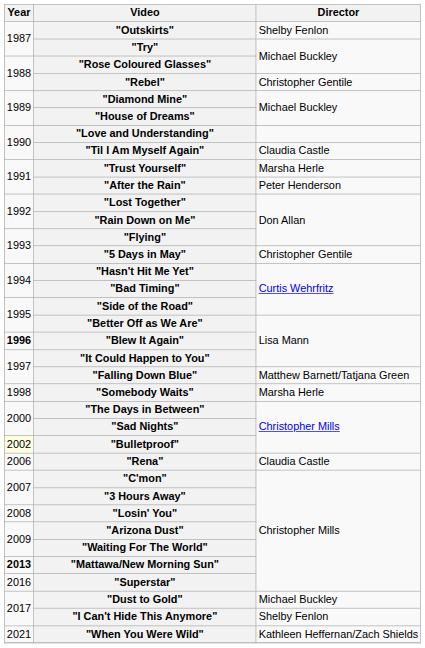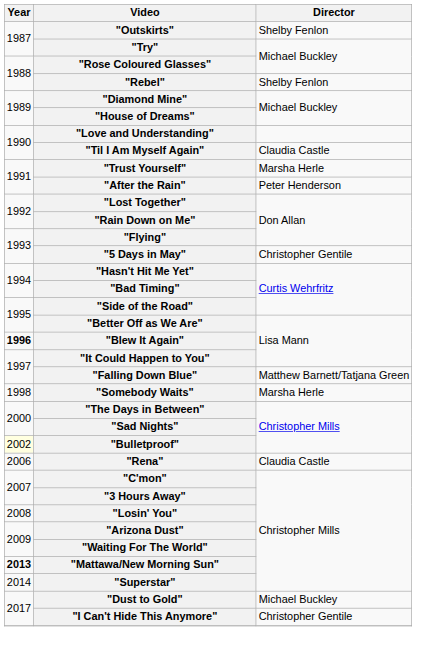(306, 82) Christopher Gentile -> (293, 82) Shelby Fenlon
(19, 582) 2016 -> (19, 582) 2014
(293, 617) Shelby Fenlon -> (306, 617) Christopher Gentile
- row: (145, 634)
